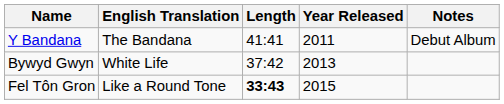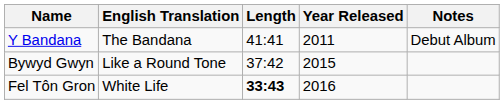(135, 63) White Life -> (164, 63) Like a Round Tone
(319, 63) 2013 -> (319, 63) 2015
(164, 87) Like a Round Tone -> (135, 87) White Life
(319, 87) 2015 -> (319, 87) 2016
